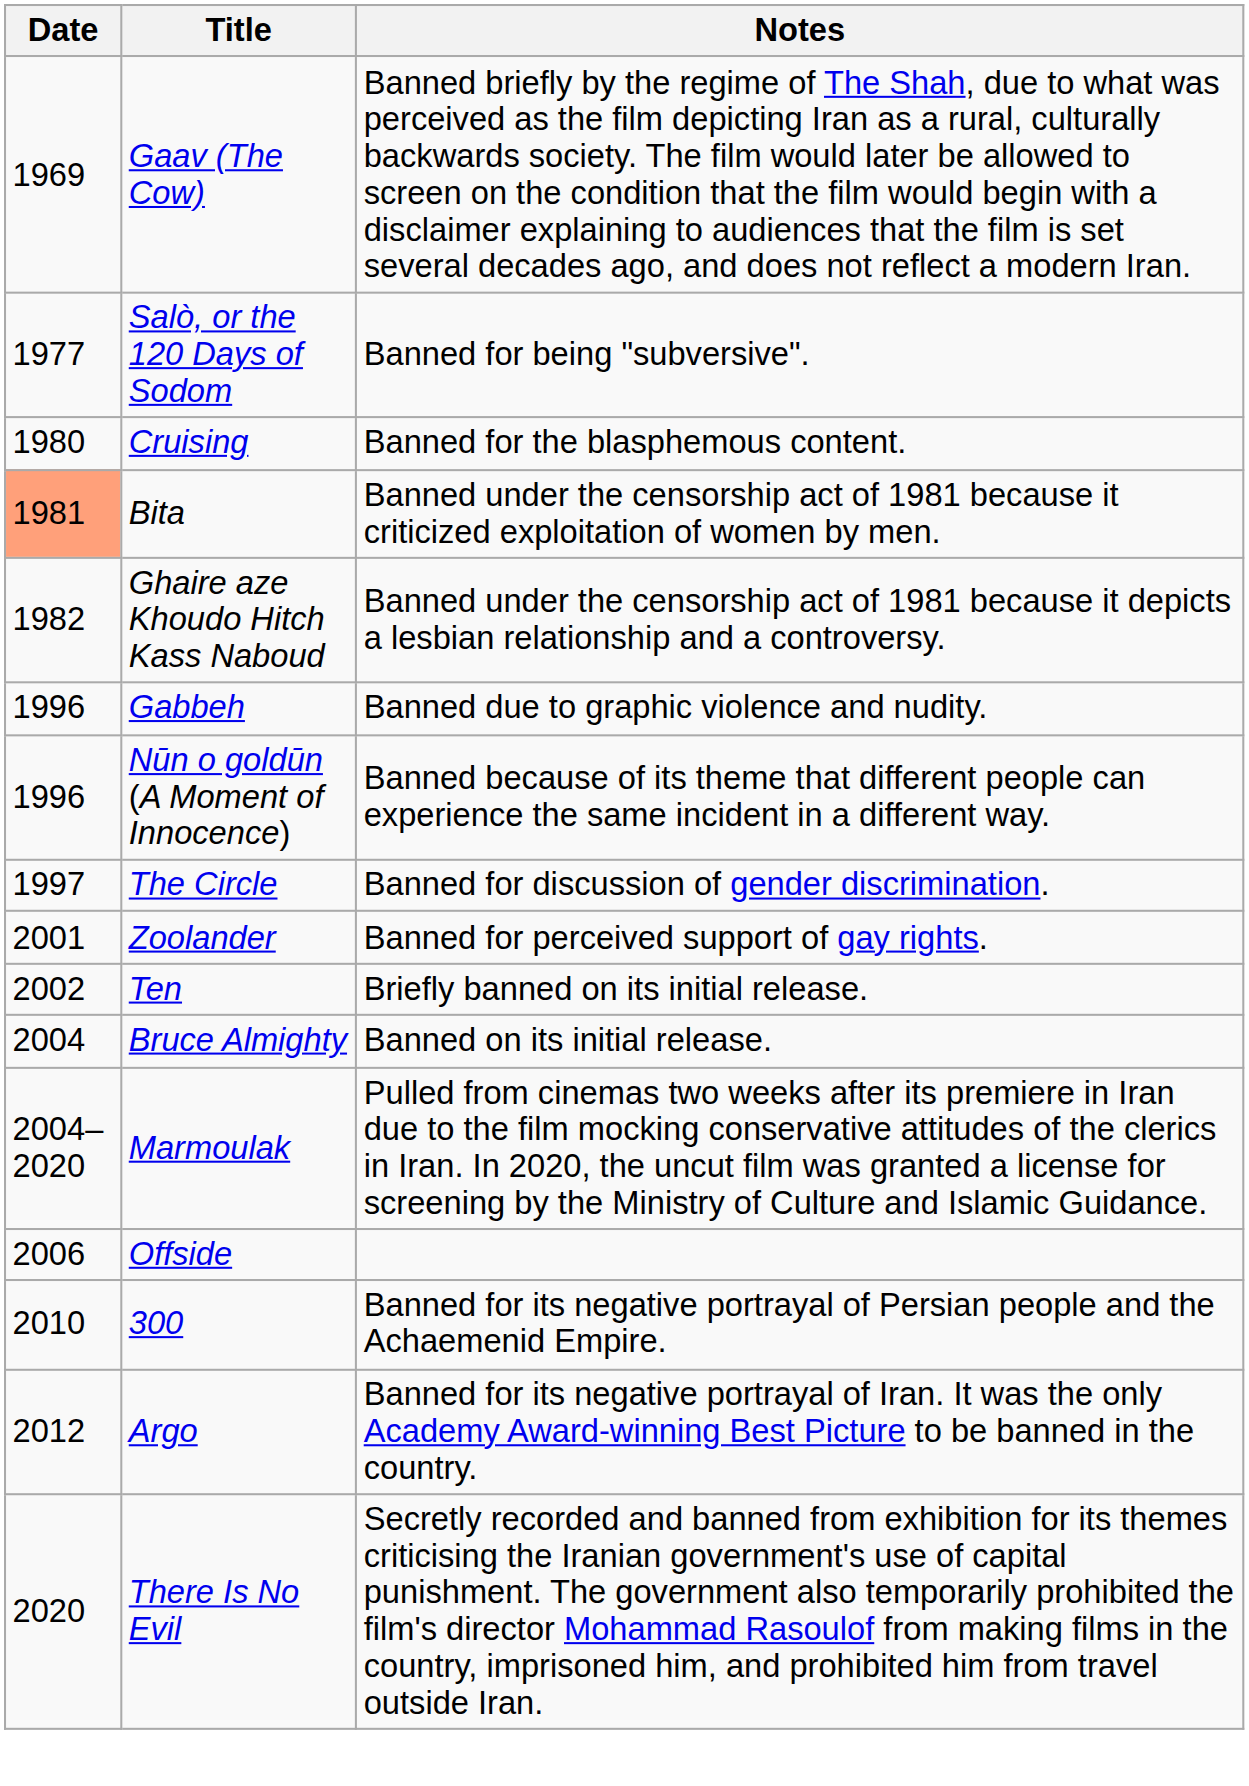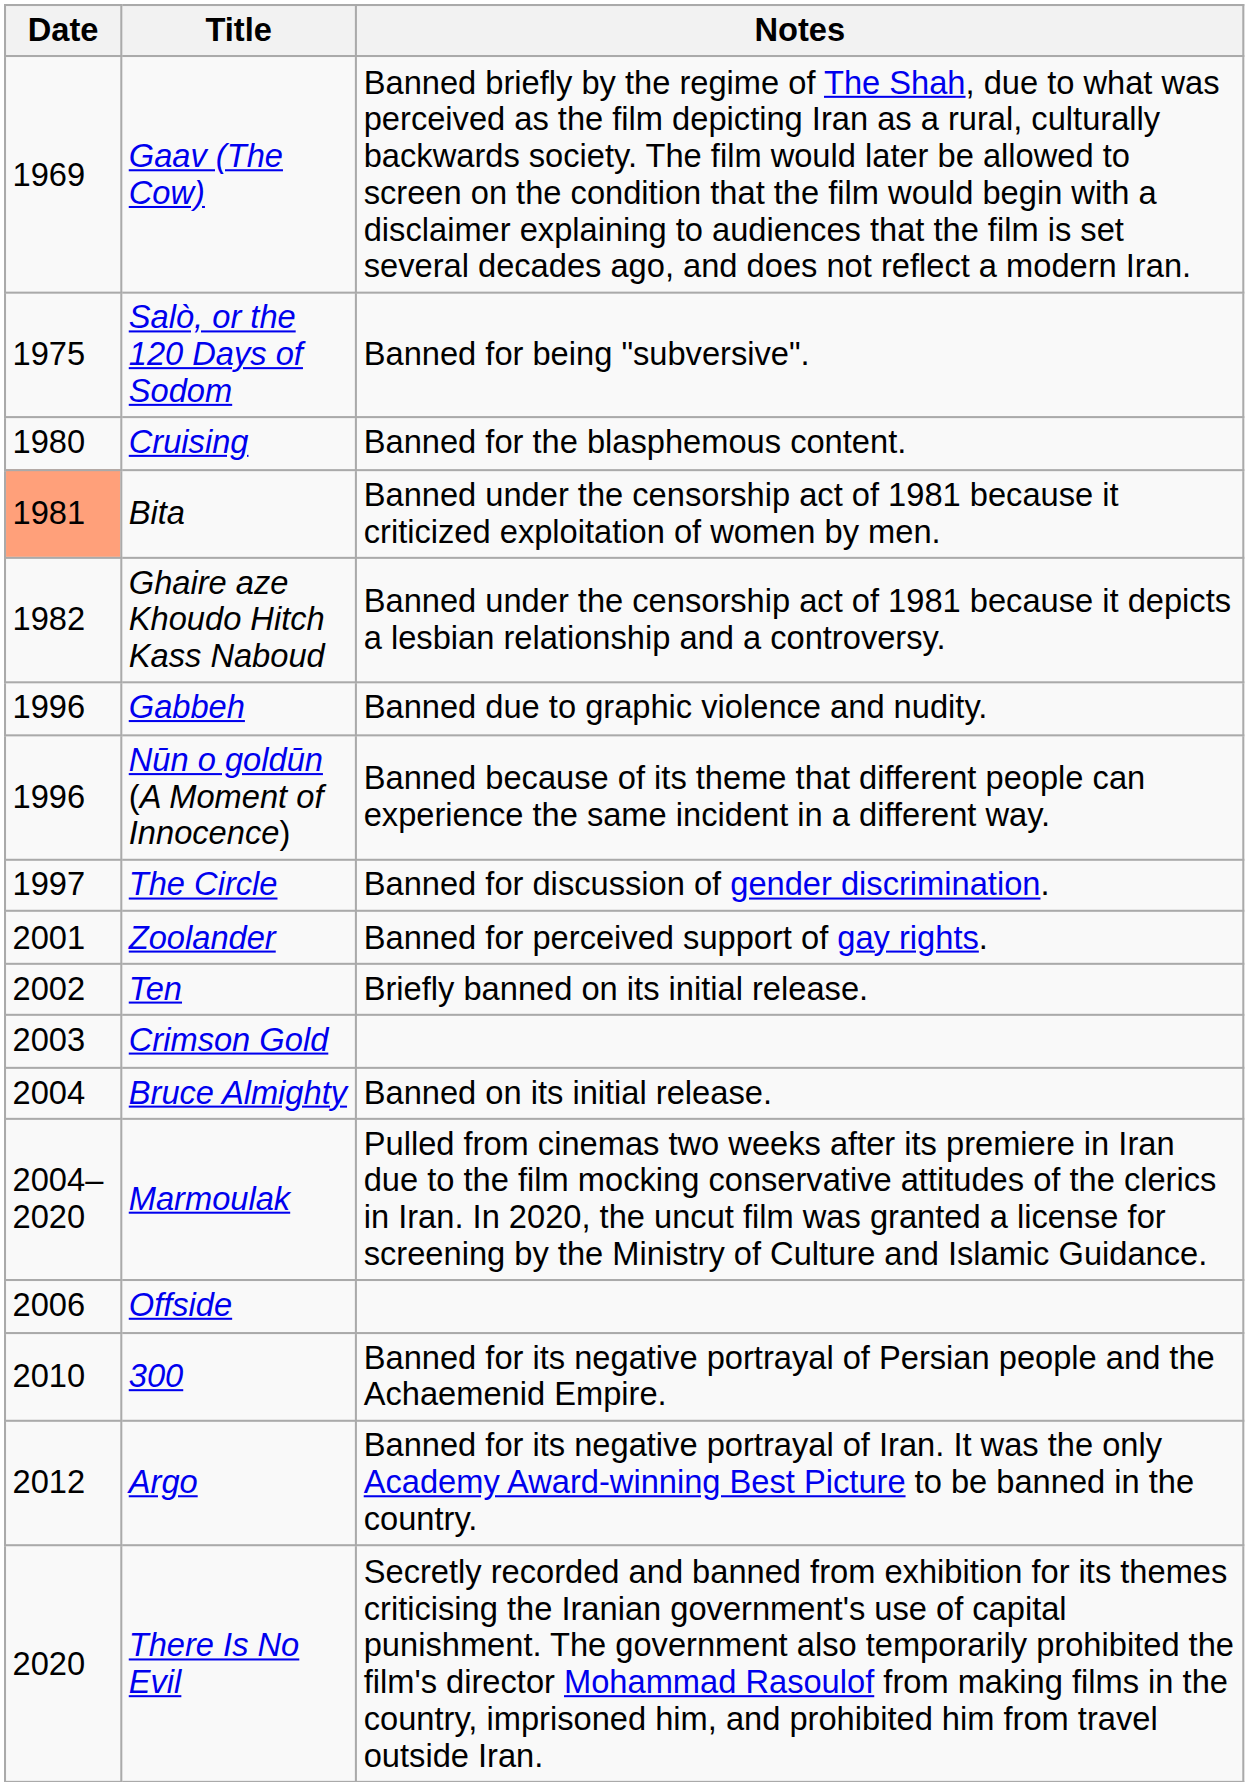(49, 354) 1977 -> (49, 354) 1975
+ row: (229, 1040)
